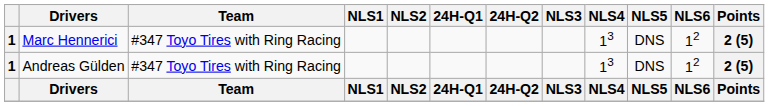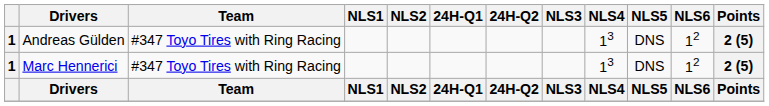rows swapped: (74, 65) <-> (70, 39)
